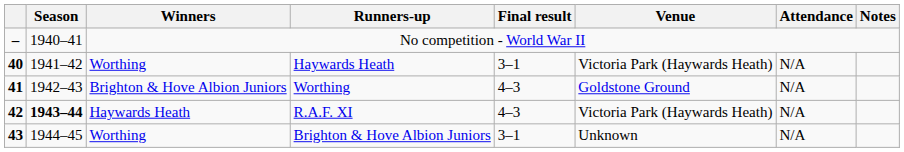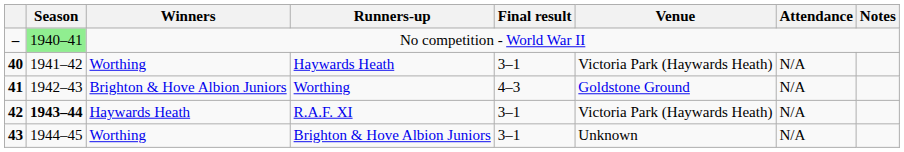(56, 40) no background -> (56, 40) lightgreen background
(509, 111) 4–3 -> (509, 111) 3–1
